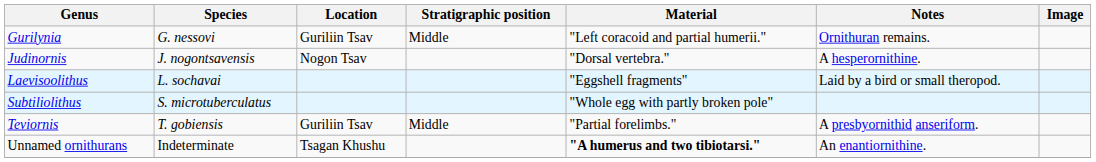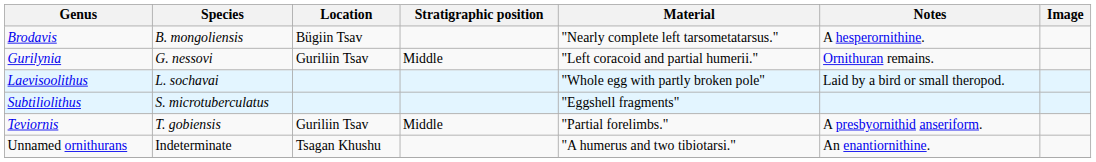+ row: (32, 37)
- row: (37, 59)
(629, 80) "Eggshell fragments" -> (663, 80) "Whole egg with partly broken pole"
(671, 102) "Whole egg with partly broken pole" -> (620, 102) "Eggshell fragments"
(665, 146) bold -> (649, 146) normal
